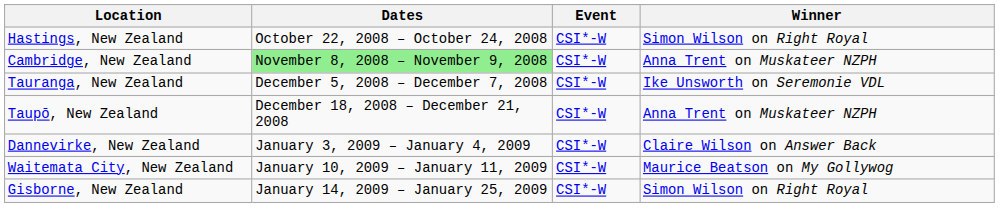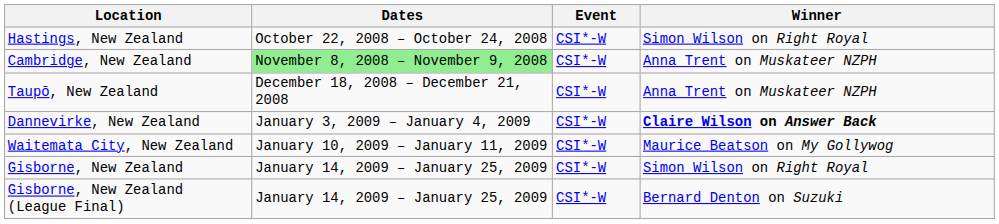- row: (96, 84)
(760, 145) normal -> (760, 123) bold
+ row: (96, 199)
